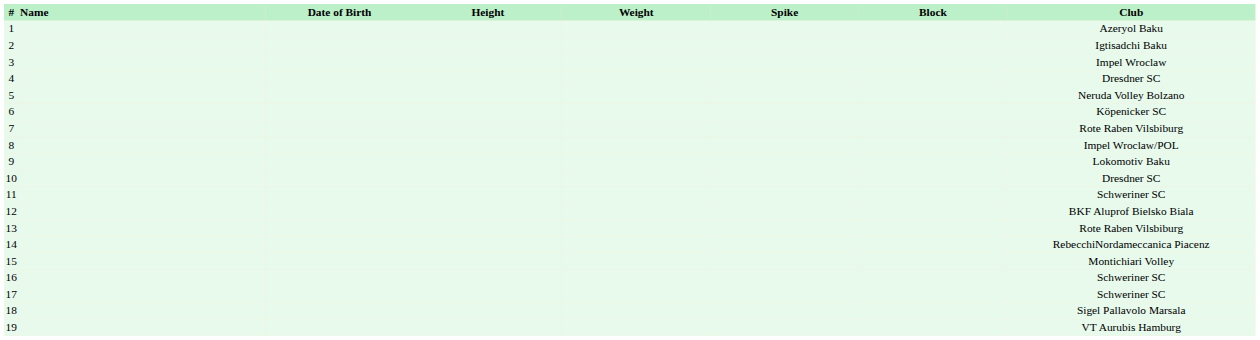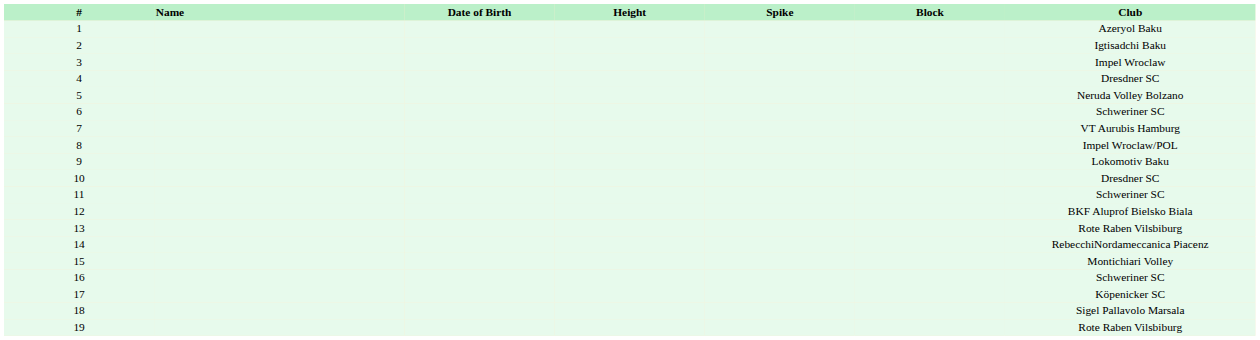- column: (636, 12)
(1131, 111) Köpenicker SC -> (1130, 111) Schweriner SC
(1131, 128) Rote Raben Vilsbiburg -> (1130, 128) VT Aurubis Hamburg
(1131, 294) Schweriner SC -> (1130, 294) Köpenicker SC
(1131, 327) VT Aurubis Hamburg -> (1130, 327) Rote Raben Vilsbiburg
